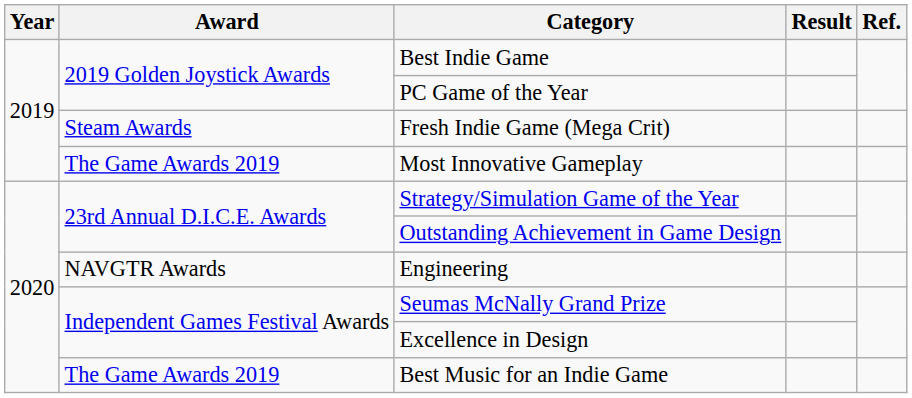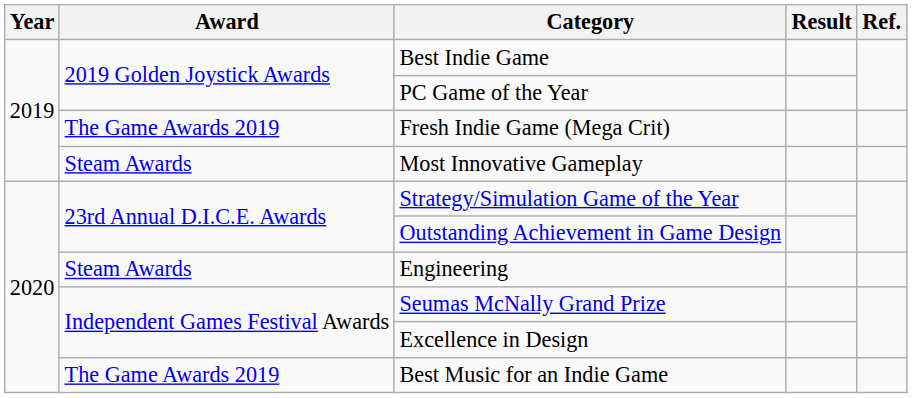(128, 127) Steam Awards -> (172, 127) The Game Awards 2019
(172, 163) The Game Awards 2019 -> (128, 163) Steam Awards
(145, 269) NAVGTR Awards -> (128, 269) Steam Awards
